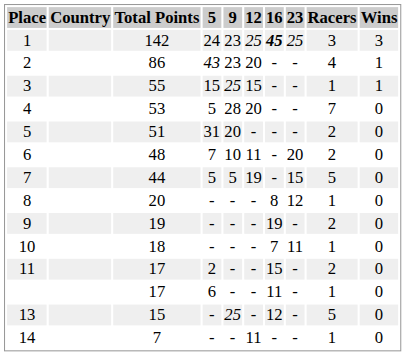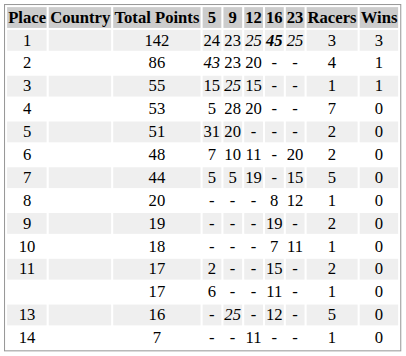(157, 314) 15 -> (157, 314) 16
